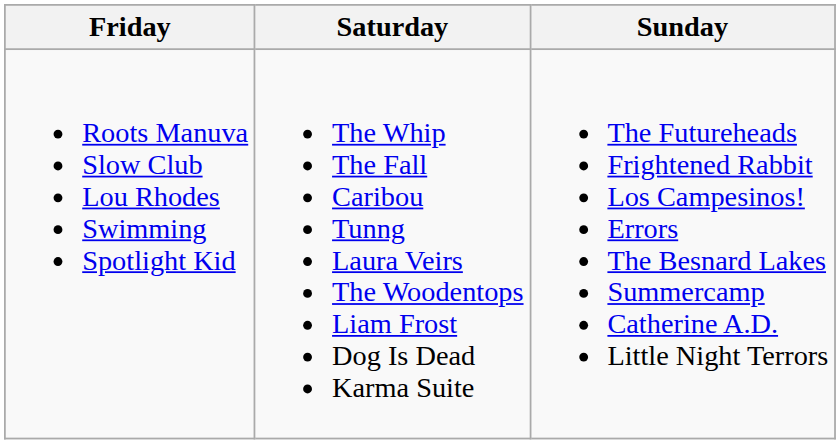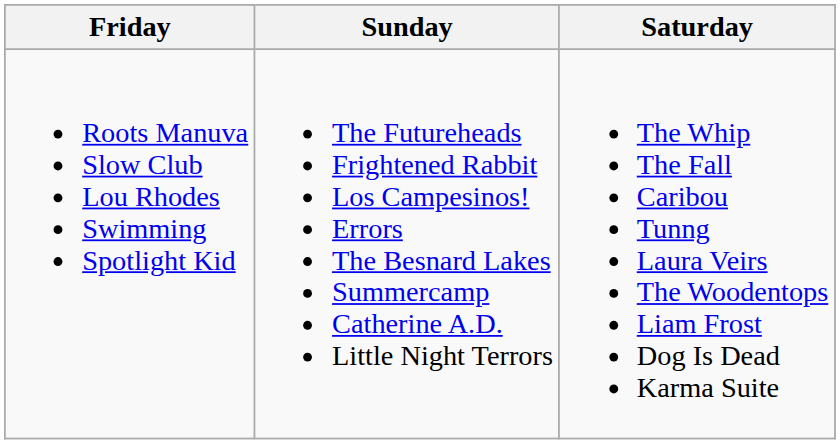columns swapped: (392, 26) <-> (682, 26)
